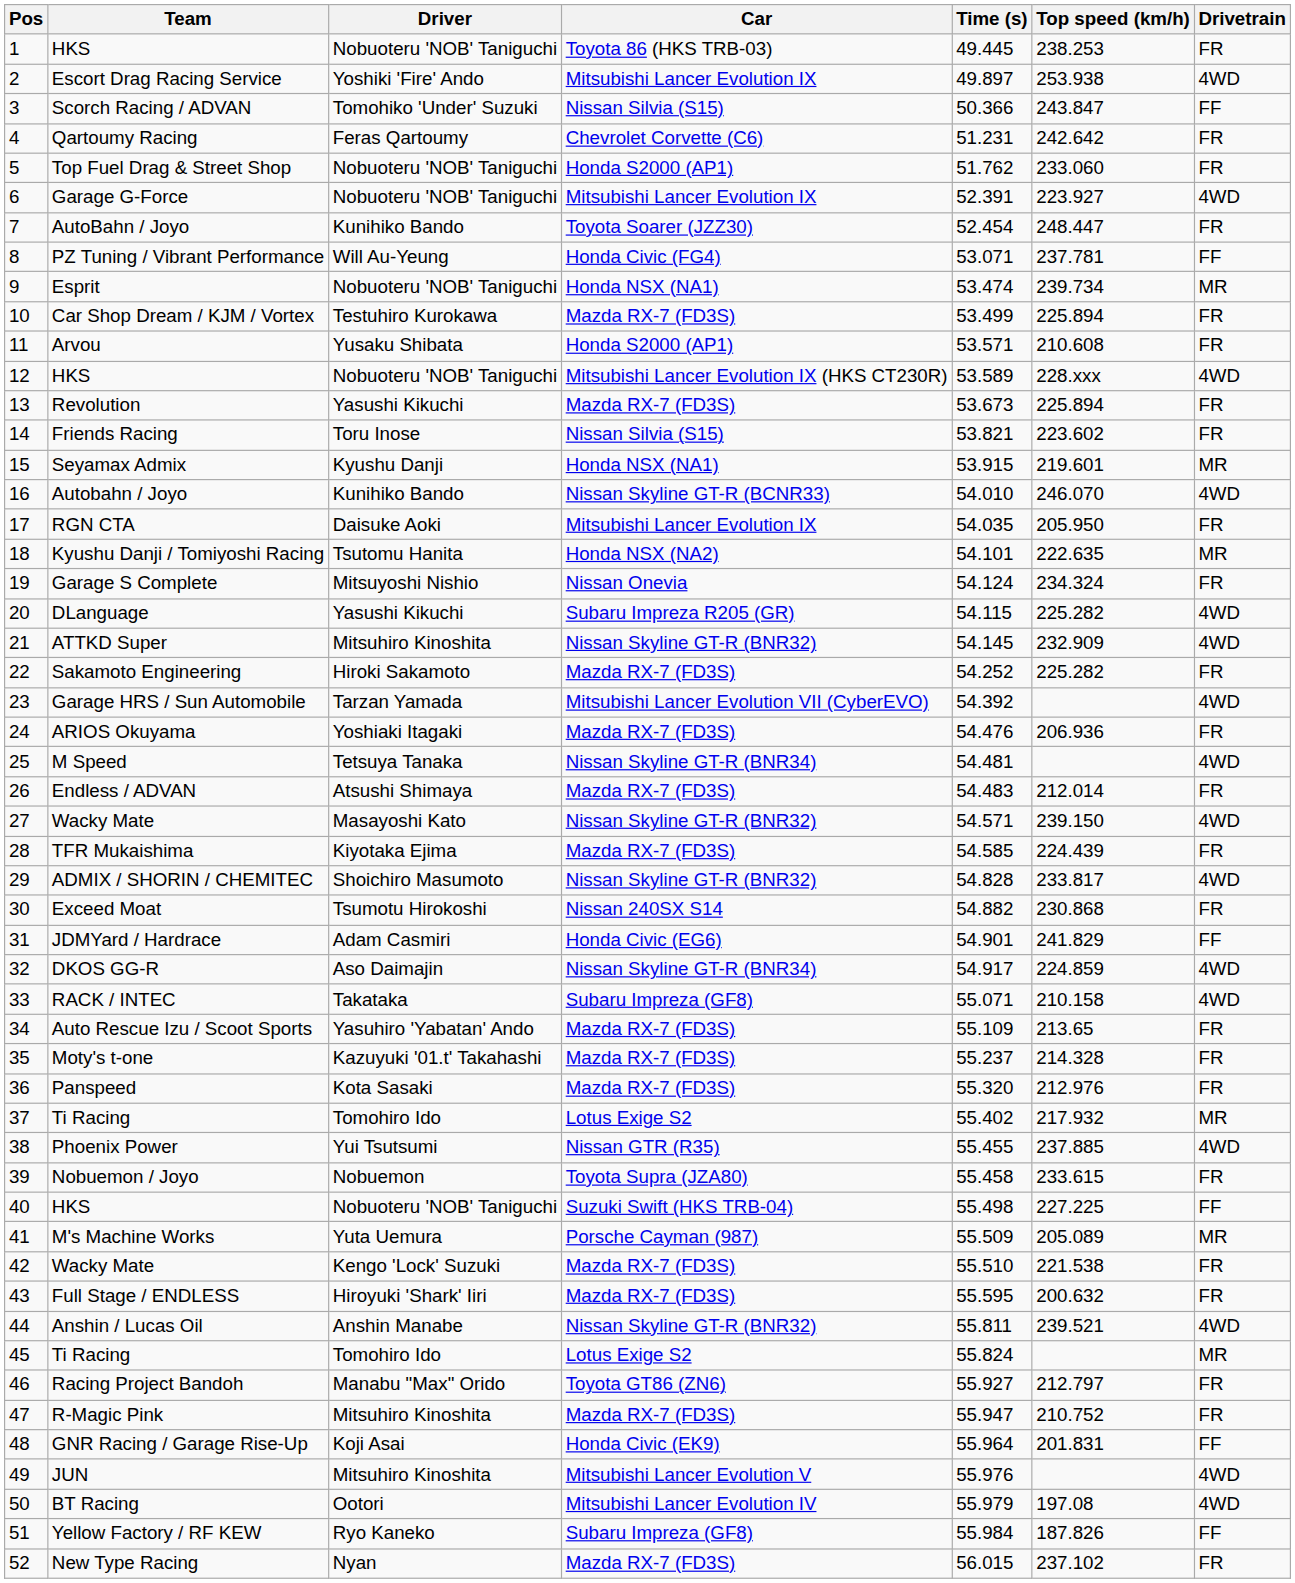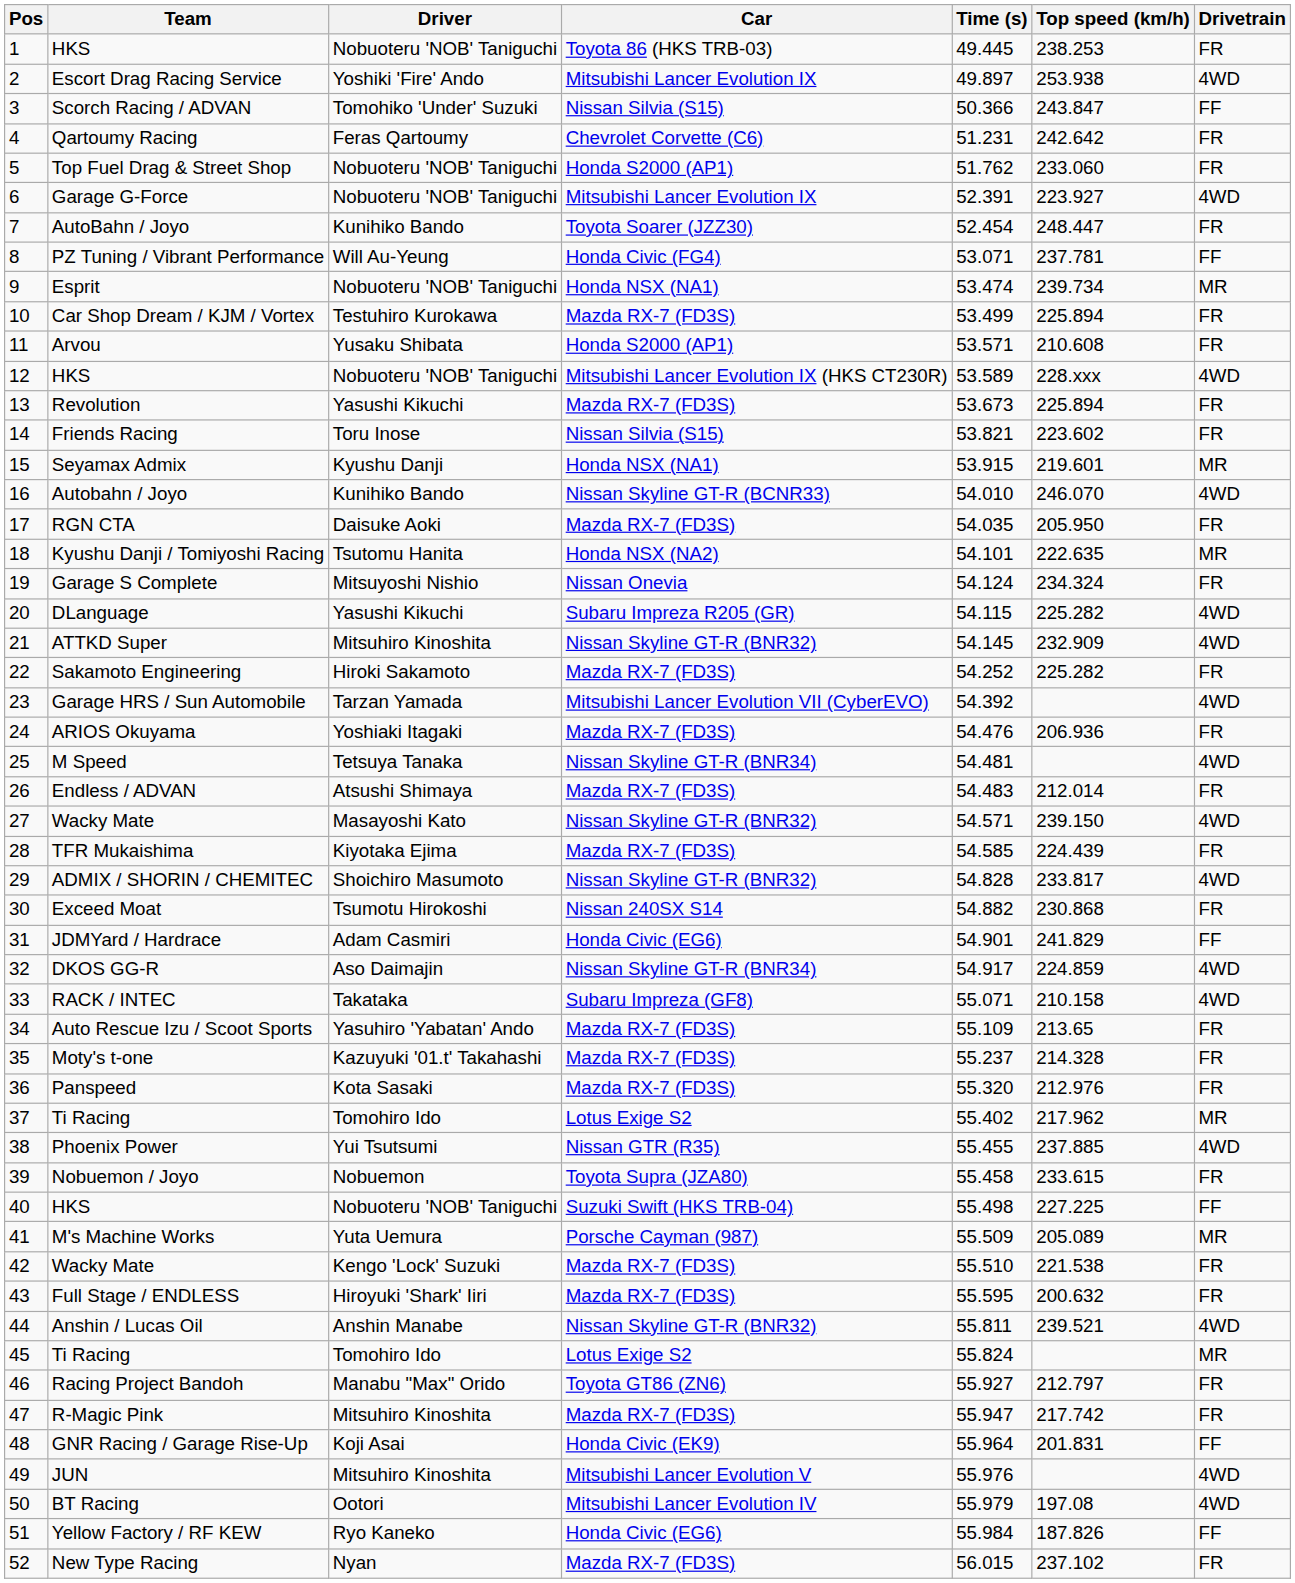(691, 524) Mitsubishi Lancer Evolution IX -> (650, 524) Mazda RX-7 (FD3S)
(1070, 1117) 217.932 -> (1070, 1117) 217.962
(1070, 1414) 210.752 -> (1070, 1414) 217.742
(659, 1533) Subaru Impreza (GF8) -> (644, 1533) Honda Civic (EG6)
